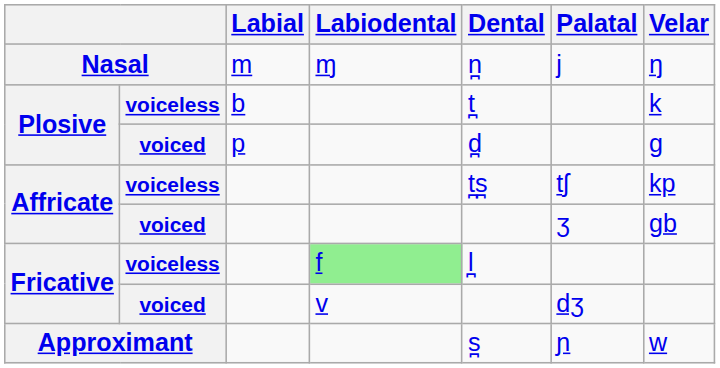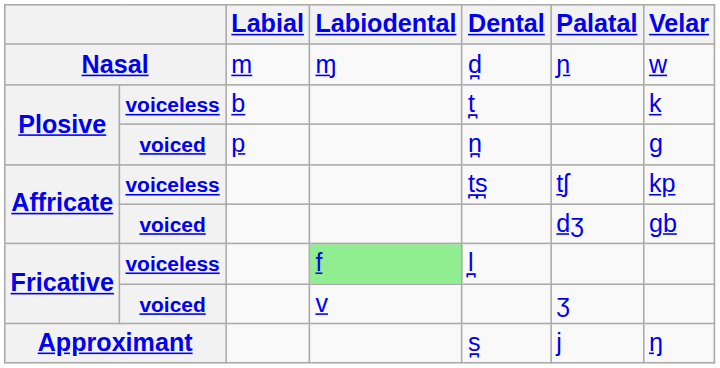(475, 64) n̪ -> (475, 64) d̪
(559, 64) j -> (563, 64) ɲ
(656, 64) ŋ -> (658, 64) w
(475, 143) d̪ -> (475, 143) n̪
(563, 223) ʒ -> (570, 223) dʒ
(570, 303) dʒ -> (563, 303) ʒ
(563, 343) ɲ -> (559, 343) j
(658, 343) w -> (656, 343) ŋ
